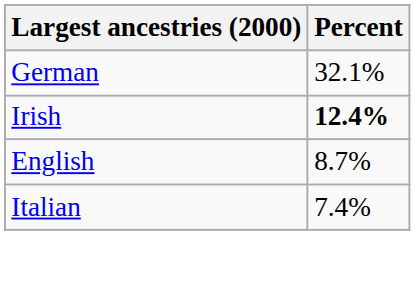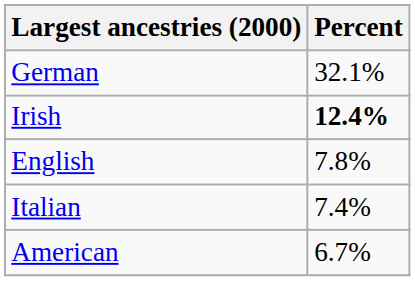(342, 161) 8.7% -> (342, 161) 7.8%
+ row: (65, 251)
